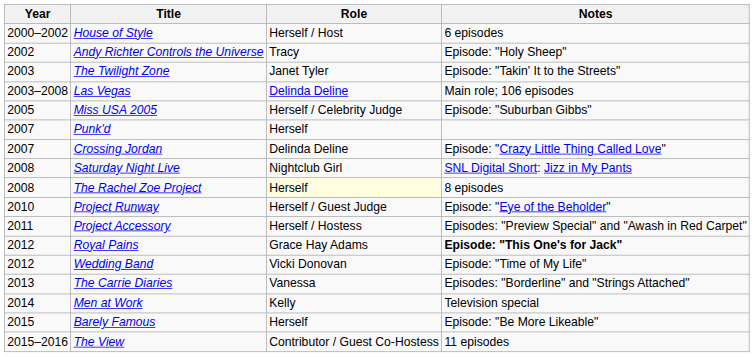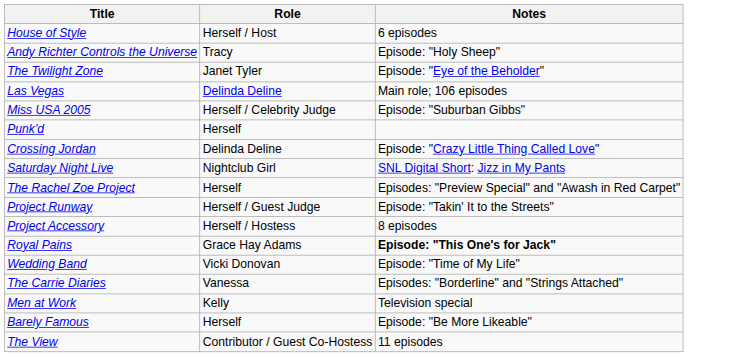- column: (38, 14)
(532, 71) Episode: "Takin' It to the Streets" -> (461, 71) Episode: "Eye of the Beholder"
(288, 187) lightyellow background -> (222, 187) no background
(474, 187) 8 episodes -> (529, 187) Episodes: "Preview Special" and "Awash in Red Carpet"
(527, 206) Episode: "Eye of the Beholder" -> (466, 206) Episode: "Takin' It to the Streets"
(596, 226) Episodes: "Preview Special" and "Awash in Red Carpet" -> (407, 226) 8 episodes
